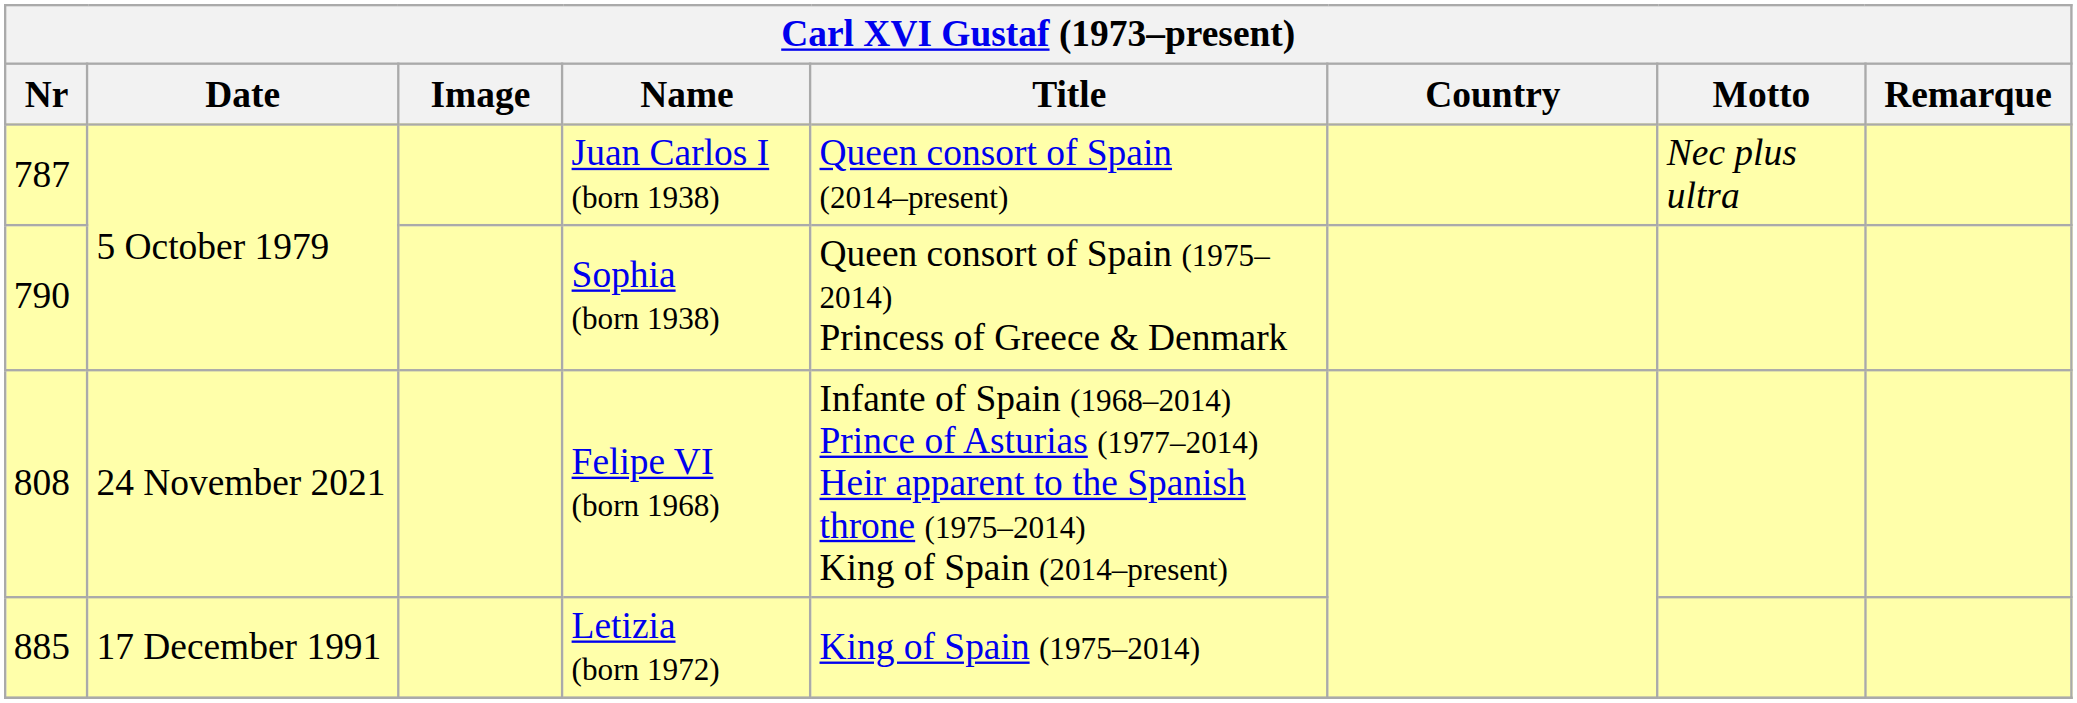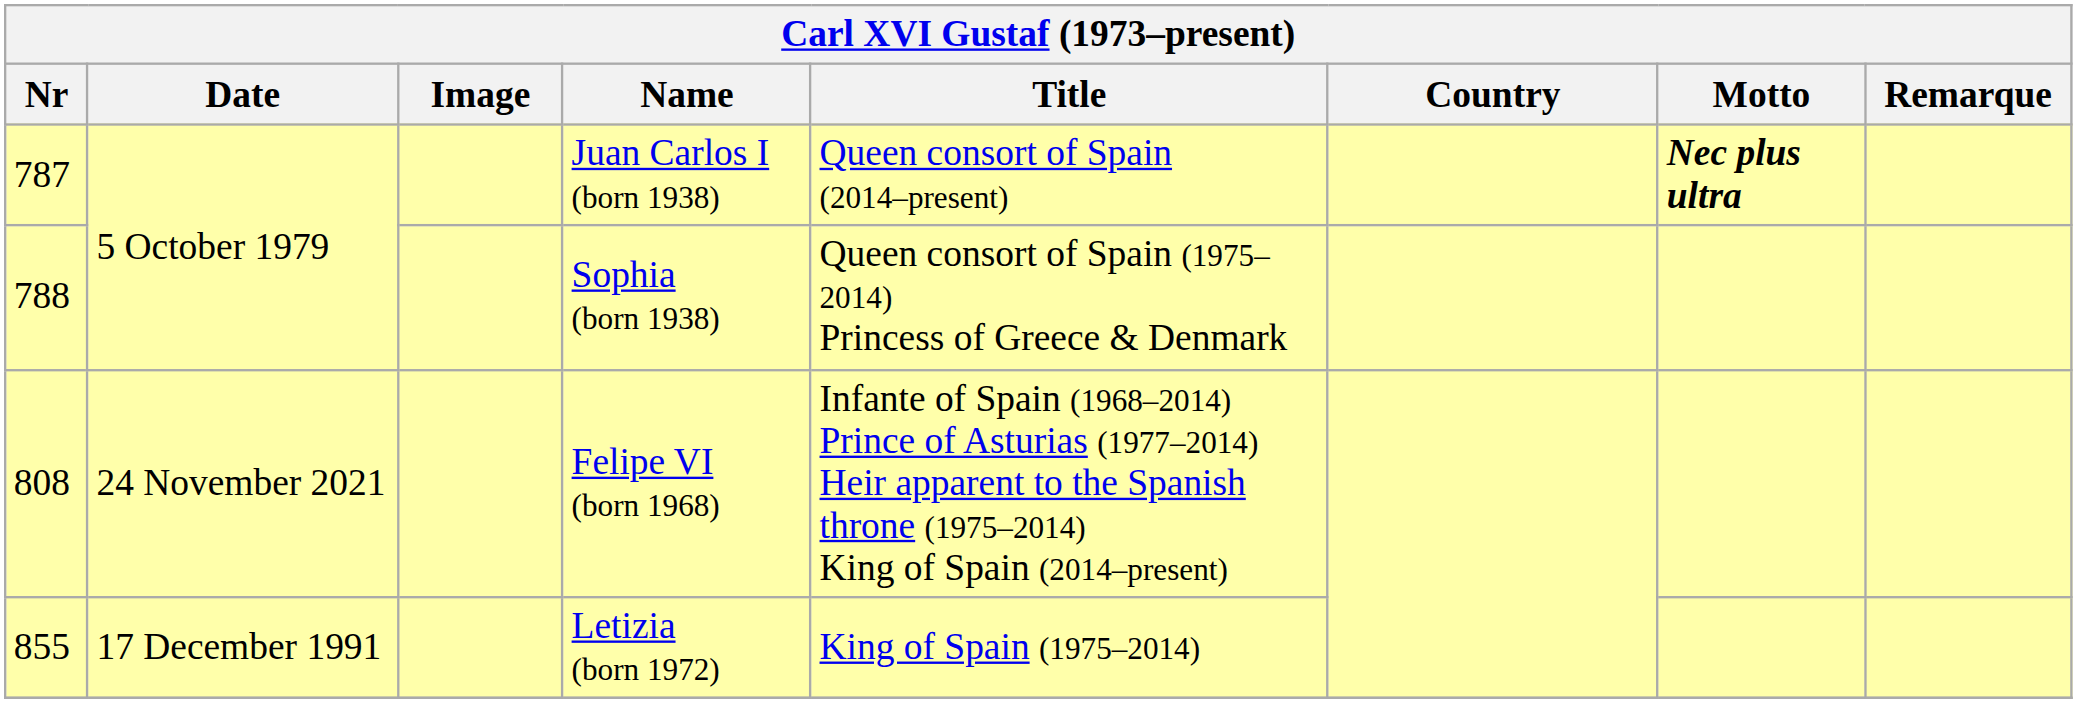(1732, 174) normal -> (1734, 174) bold
(42, 296) 790 -> (42, 296) 788
(42, 646) 885 -> (42, 646) 855
